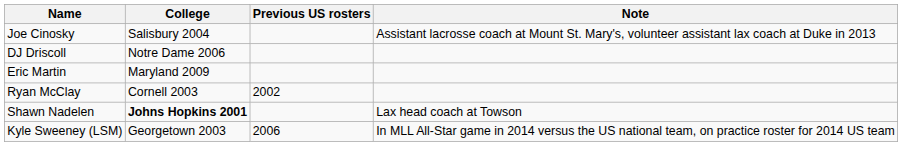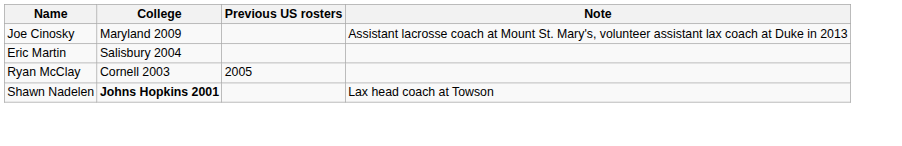(169, 33) Salisbury 2004 -> (141, 33) Maryland 2009
- row: (37, 53)
(169, 72) Maryland 2009 -> (141, 53) Salisbury 2004
(266, 92) 2002 -> (238, 72) 2005
- row: (65, 131)
